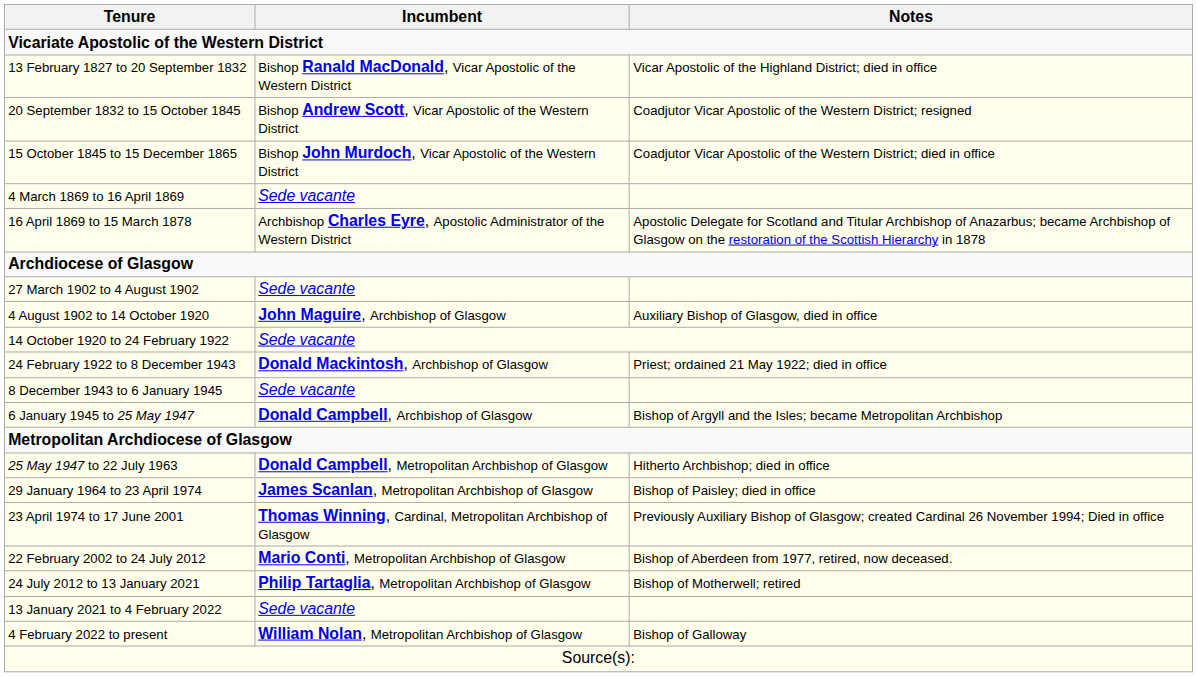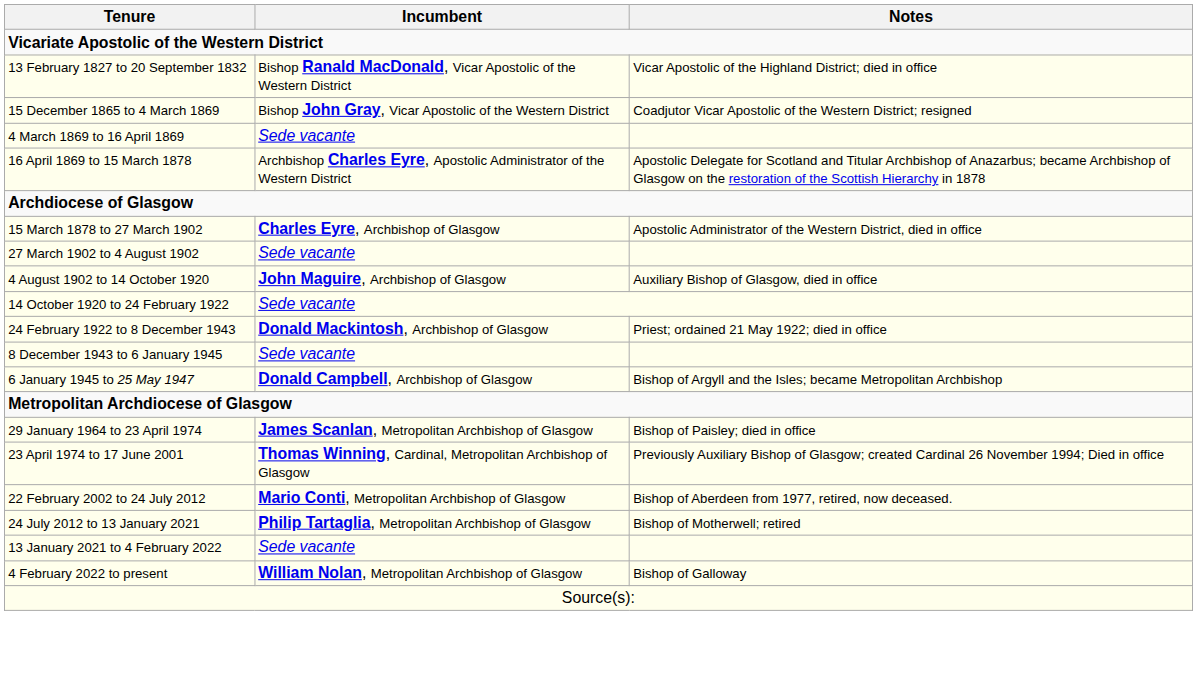- row: (124, 111)
- row: (123, 154)
+ row: (114, 111)
+ row: (105, 229)
- row: (93, 466)
